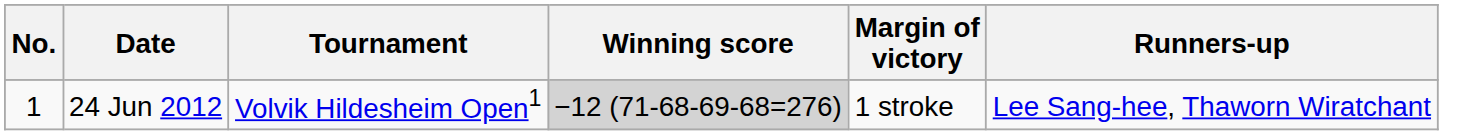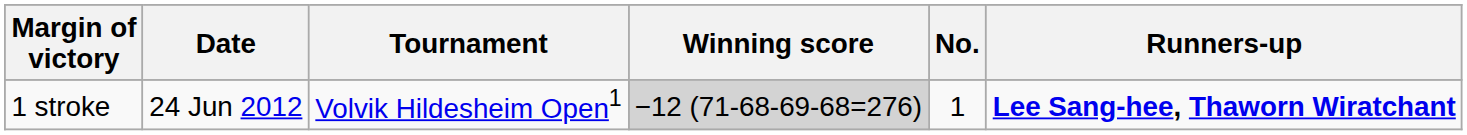columns swapped: (34, 43) <-> (917, 43)
(1212, 105) normal -> (1224, 105) bold
